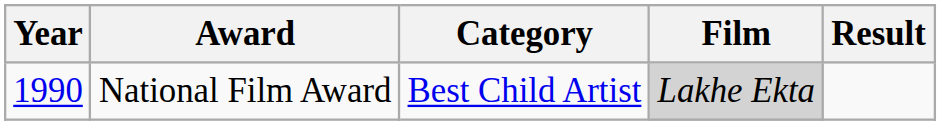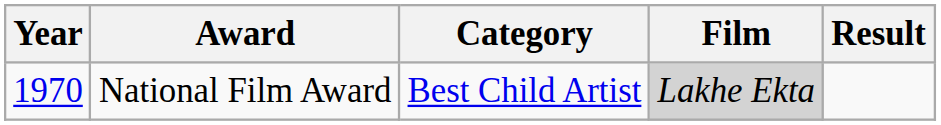(48, 90) 1990 -> (48, 90) 1970
